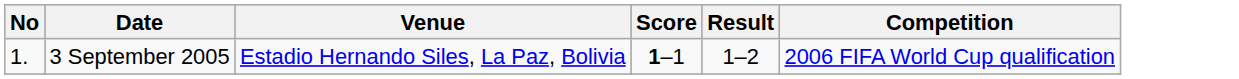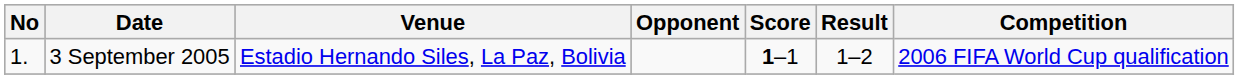+ column: (688, 22)
